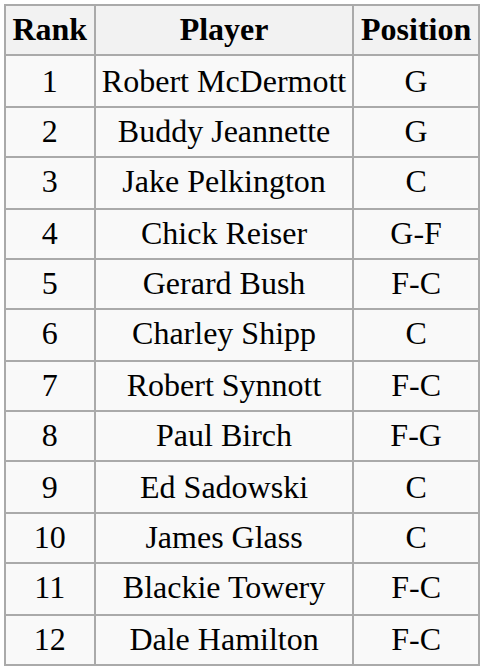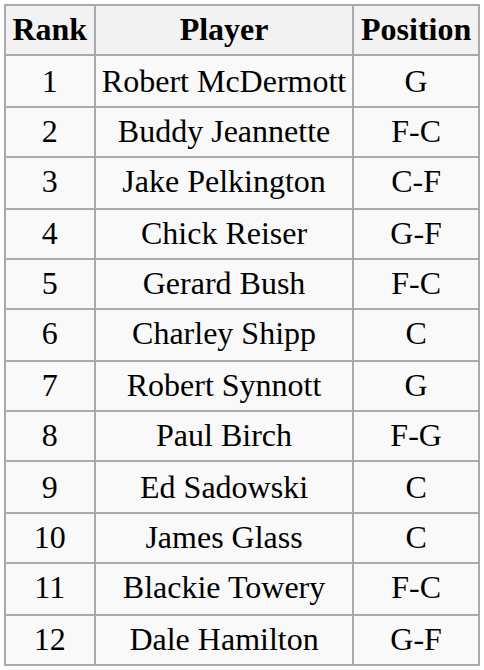(416, 131) G -> (416, 131) F-C
(416, 182) C -> (416, 182) C-F
(416, 385) F-C -> (416, 385) G
(416, 638) F-C -> (416, 638) G-F
